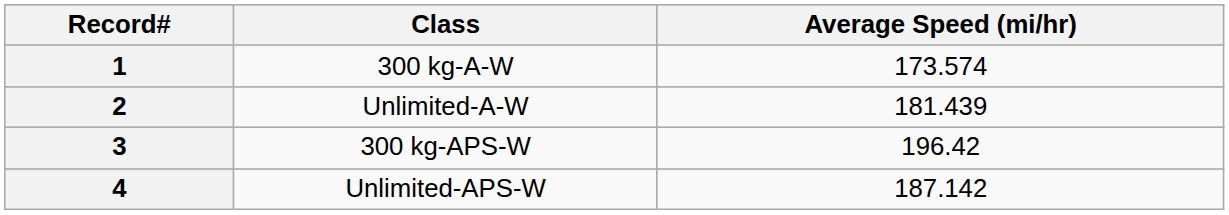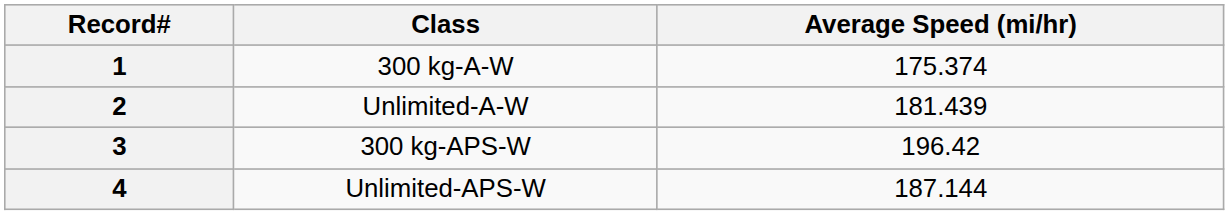(941, 65) 173.574 -> (941, 65) 175.374
(941, 188) 187.142 -> (941, 188) 187.144
